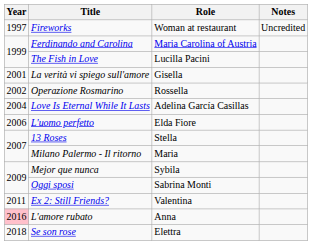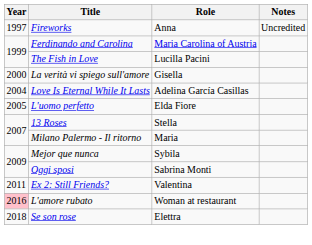(195, 28) Woman at restaurant -> (165, 28) Anna
(17, 75) 2001 -> (17, 75) 2000
- row: (77, 91)
(17, 122) 2006 -> (17, 106) 2005
(165, 216) Anna -> (195, 201) Woman at restaurant
